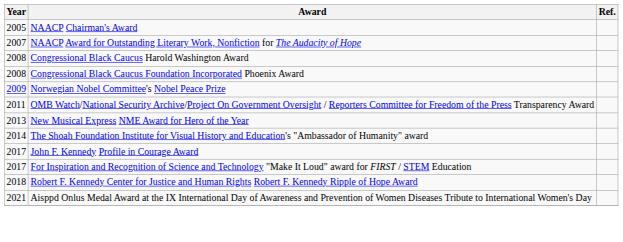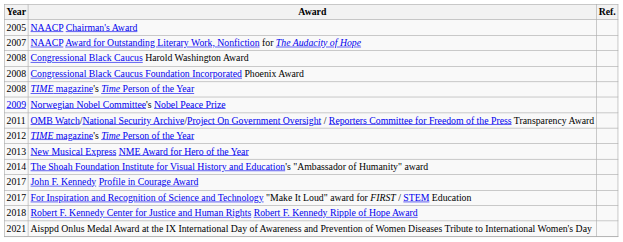+ row: (16, 89)
+ row: (16, 136)
